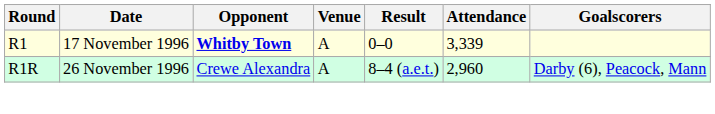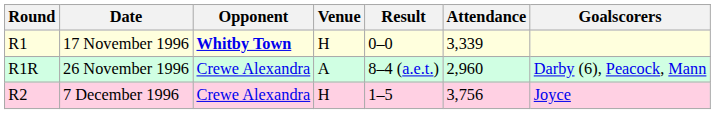(324, 43) A -> (324, 43) H
+ row: (121, 95)
